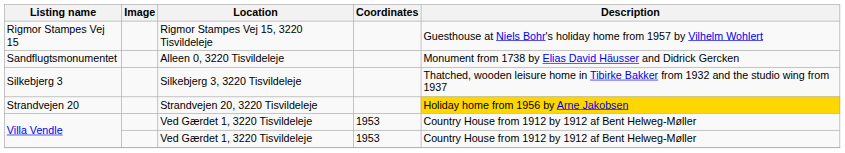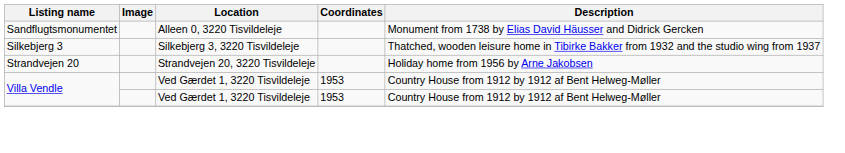- row: (56, 36)
(526, 105) gold background -> (490, 64) no background
